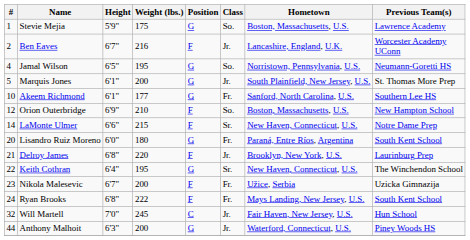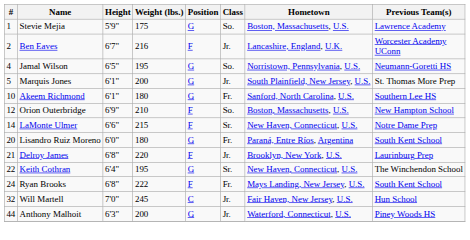(142, 96) 177 -> (142, 96) 180
- row: (51, 184)
